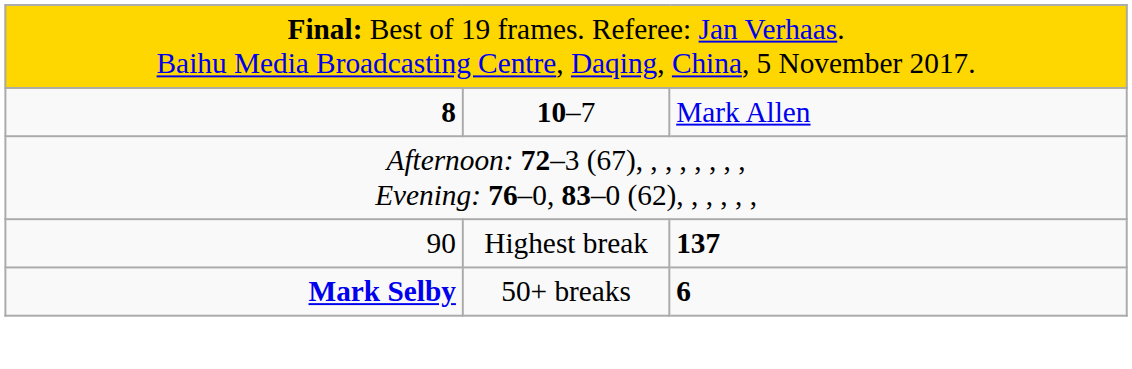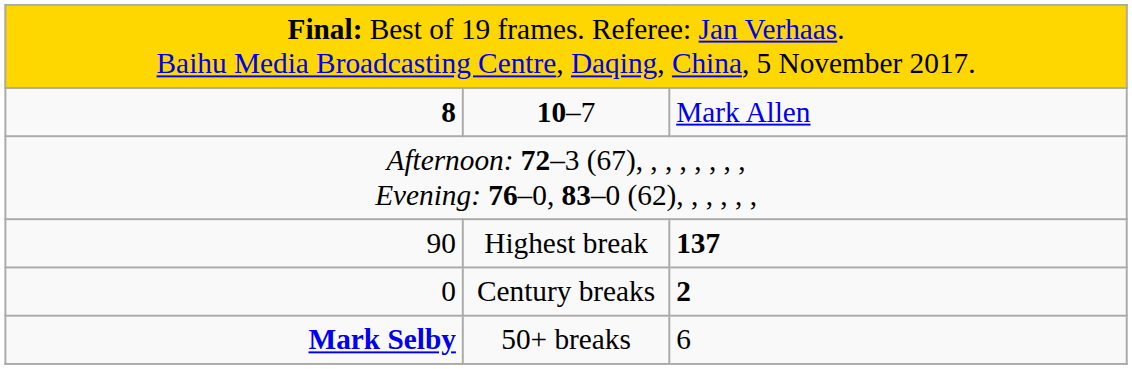+ row: (566, 291)
(684, 291) bold -> (684, 340) normal
